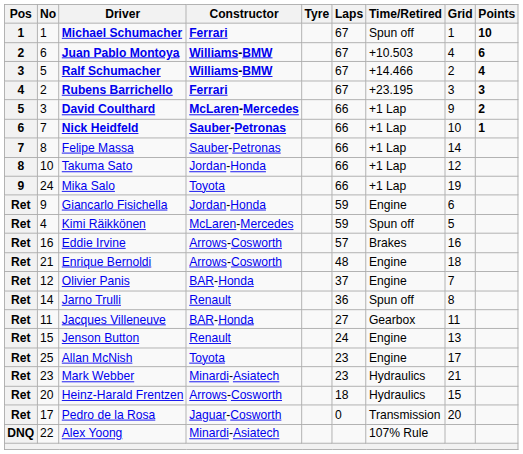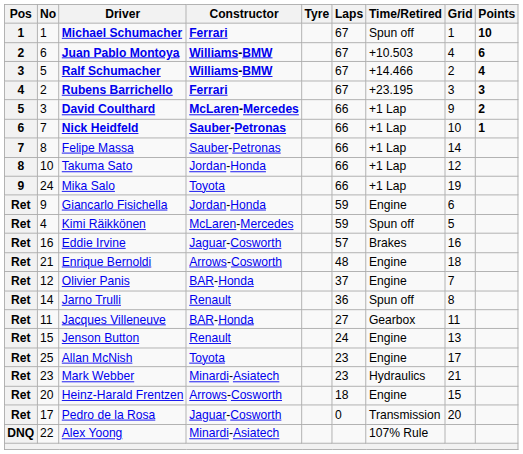(236, 243) Arrows-Cosworth -> (235, 243) Jaguar-Cosworth
(397, 395) Hydraulics -> (388, 395) Engine
